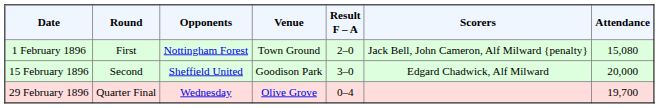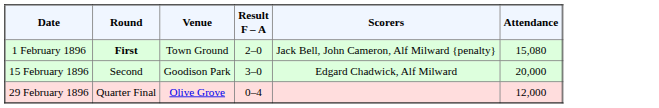- column: (206, 22)
(126, 50) normal -> (126, 50) bold
(623, 92) 19,700 -> (531, 92) 12,000
